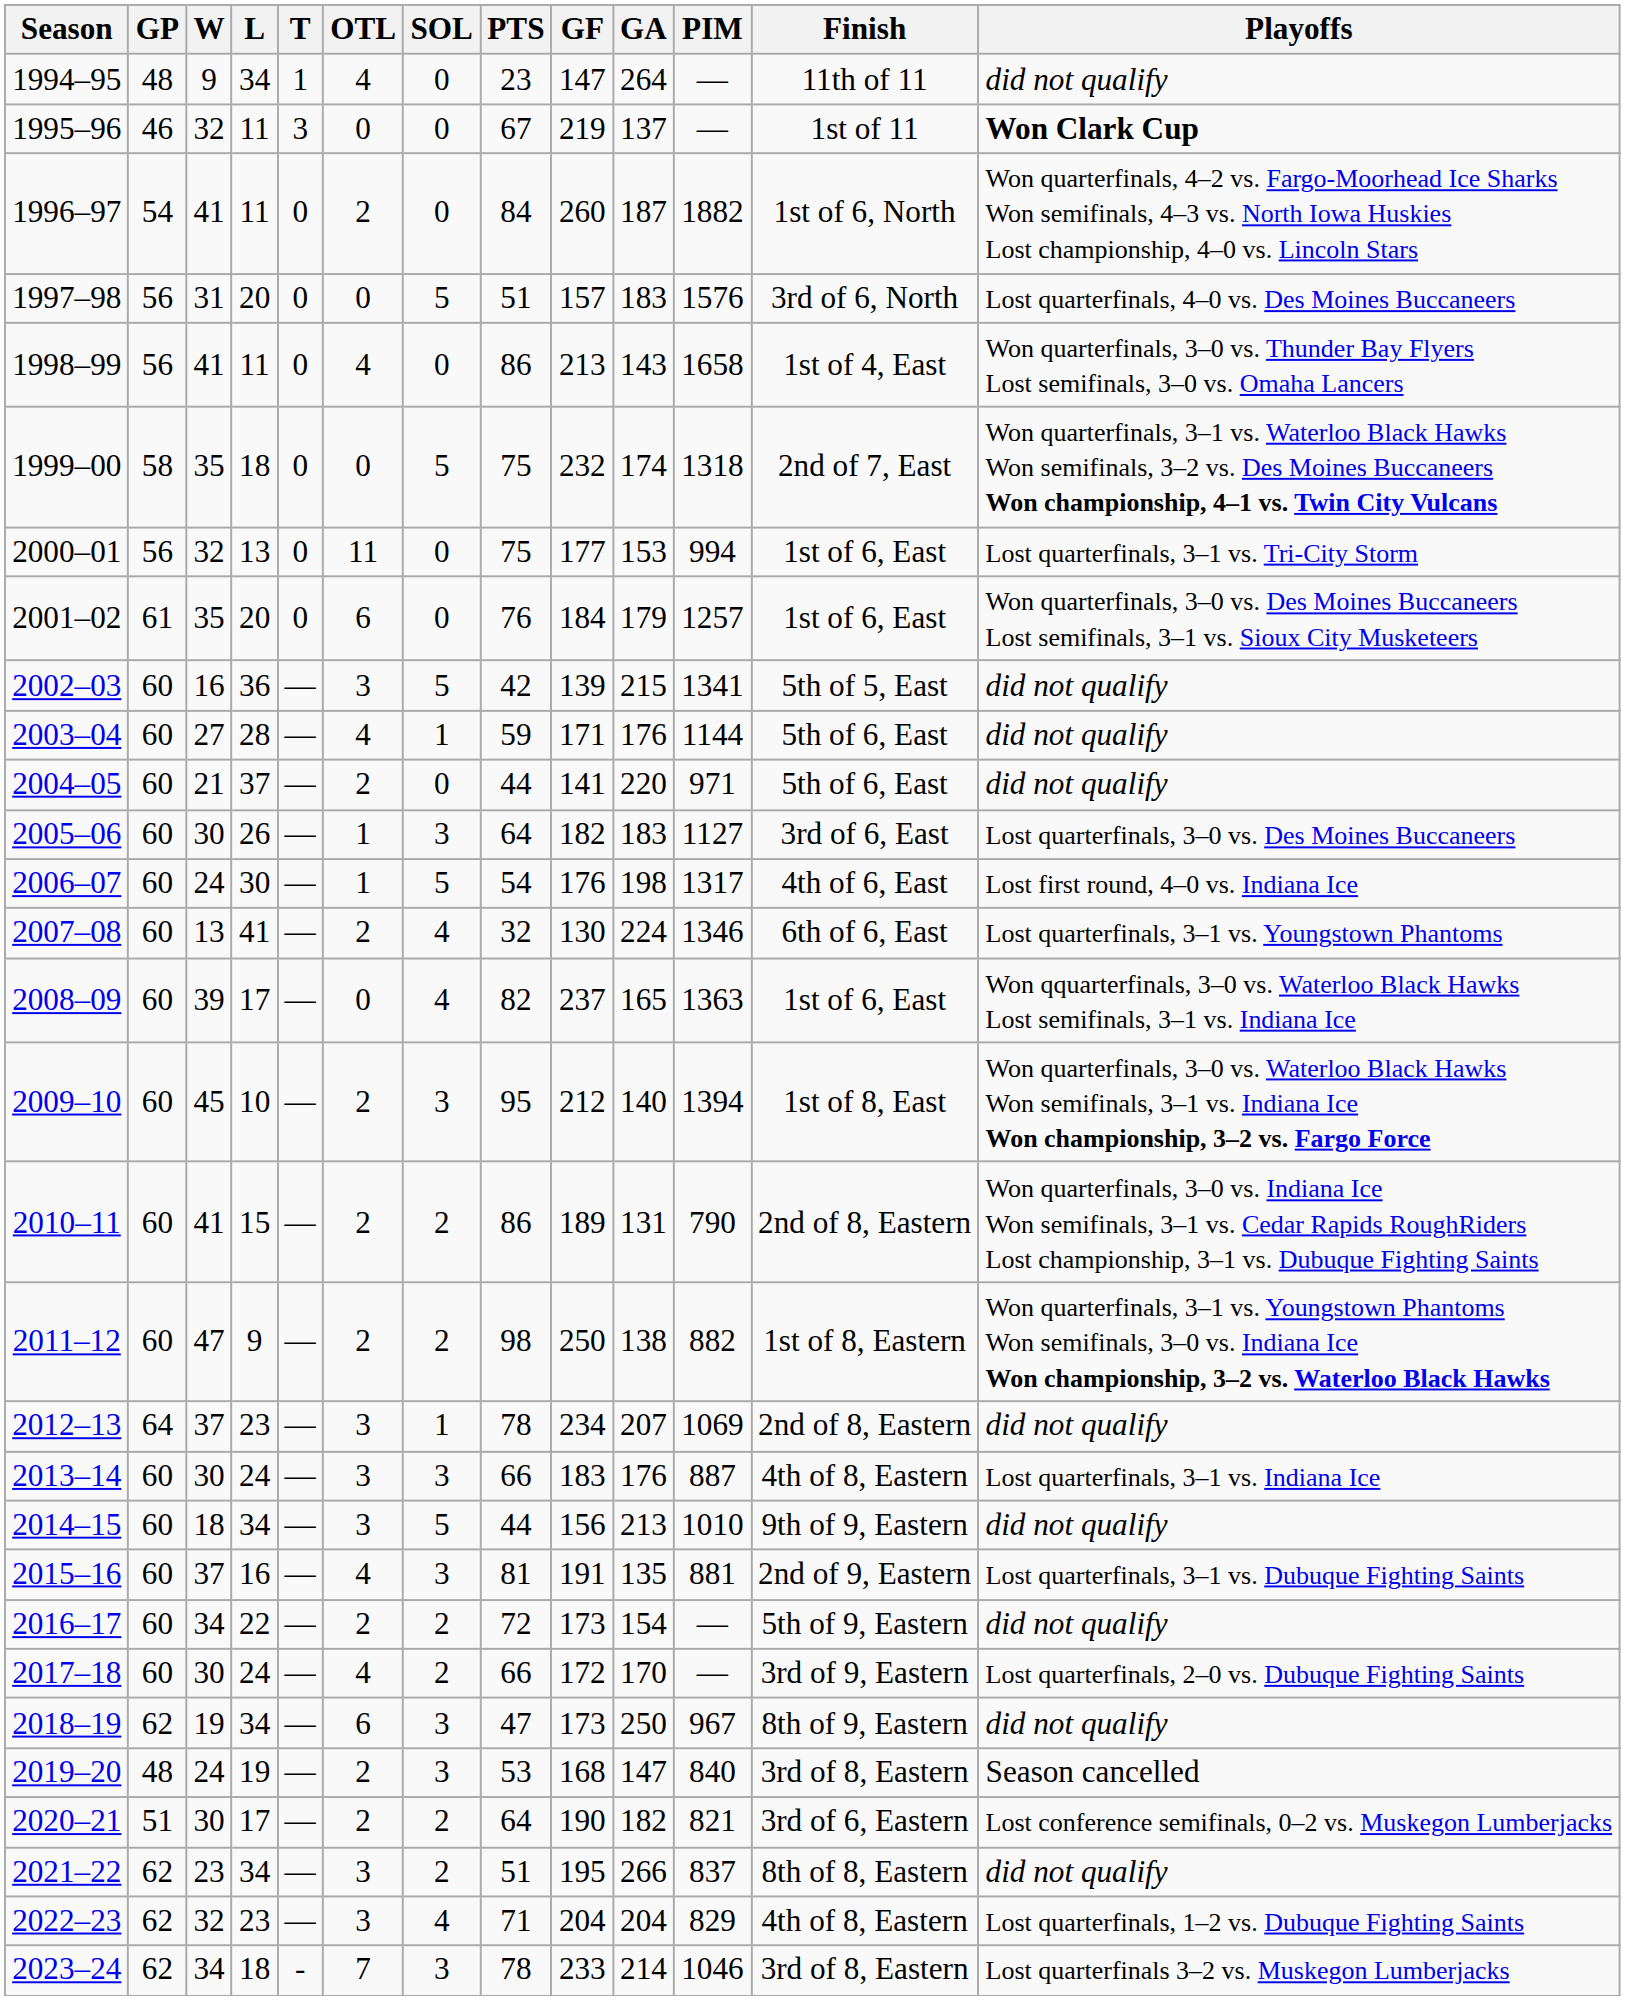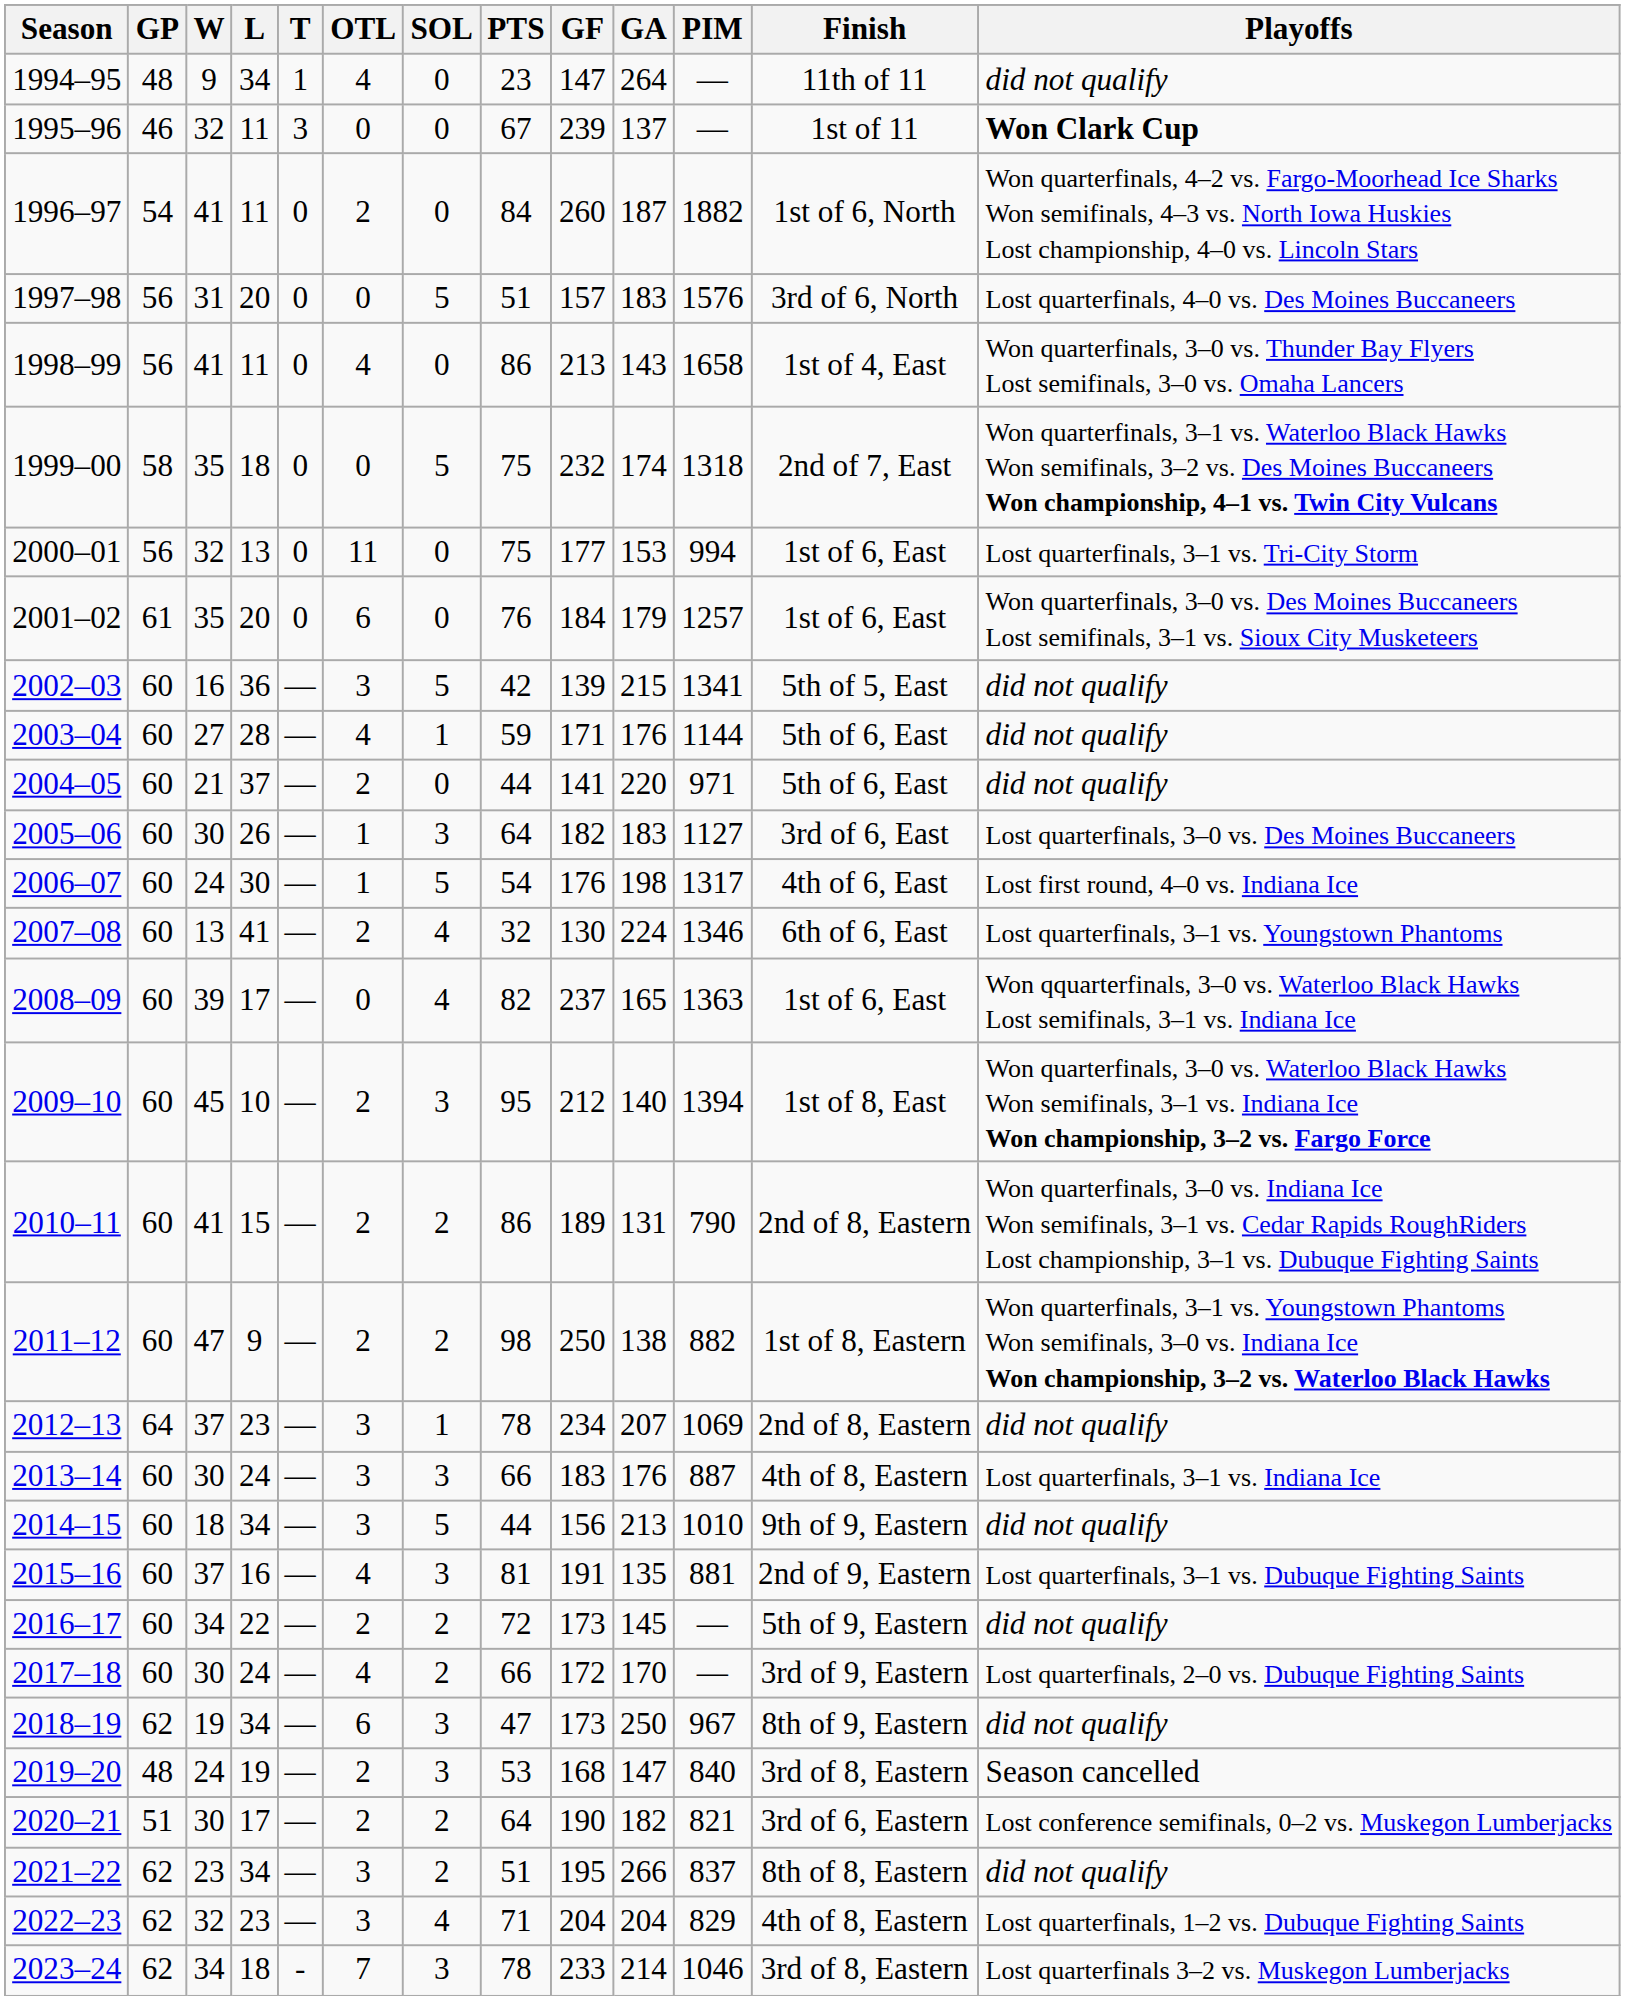(582, 128) 219 -> (582, 128) 239
(643, 1623) 154 -> (643, 1623) 145
